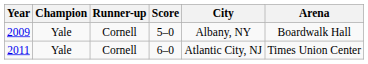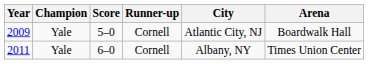columns swapped: (165, 13) <-> (120, 13)
(223, 31) Albany, NY -> (223, 31) Atlantic City, NJ
(223, 50) Atlantic City, NJ -> (223, 50) Albany, NY
